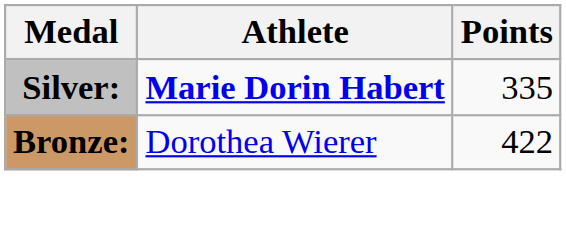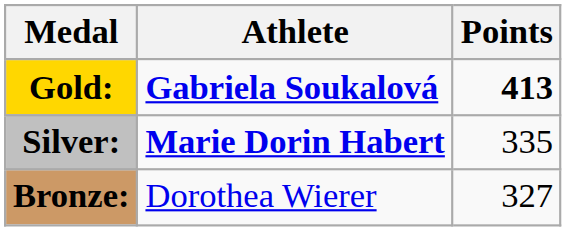+ row: (71, 86)
(527, 141) 422 -> (527, 196) 327
